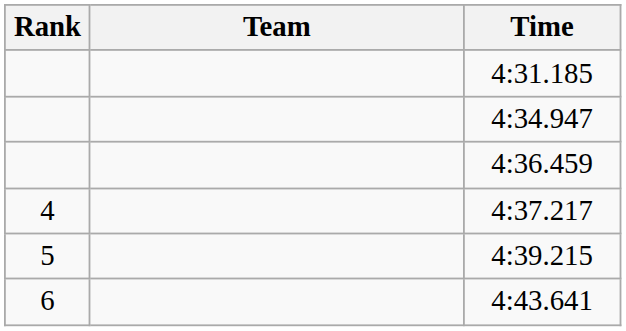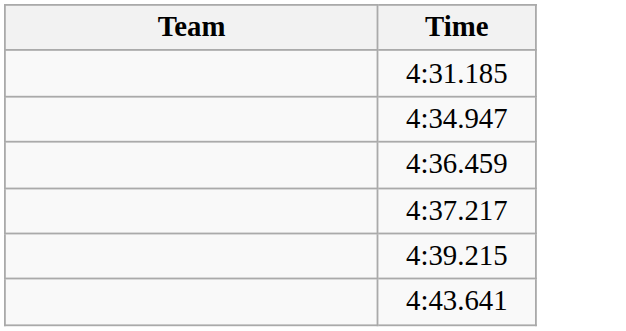- column: (48, 27)
